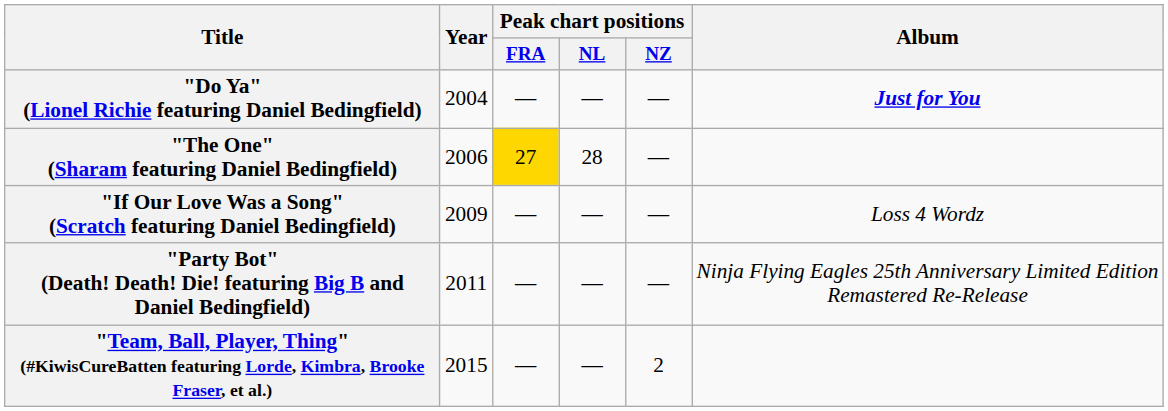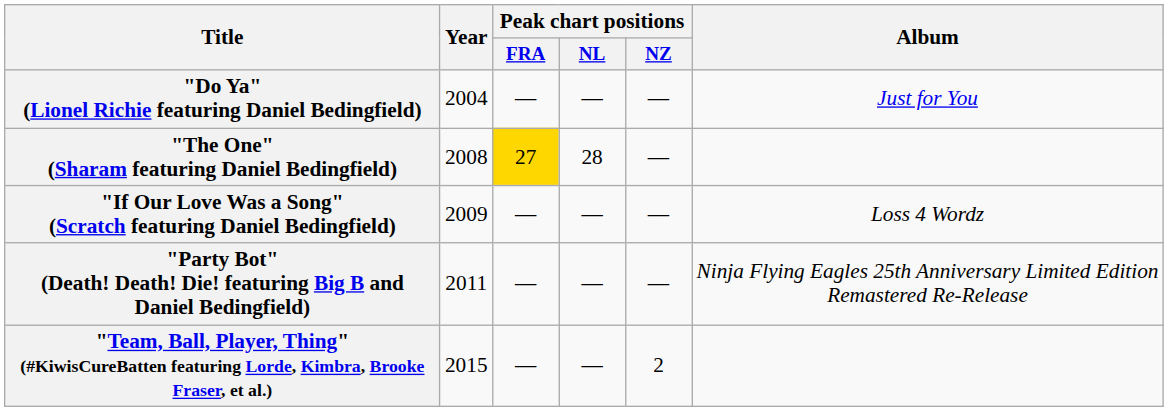(928, 98) bold -> (927, 98) normal
(466, 156) 2006 -> (466, 156) 2008
